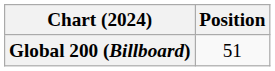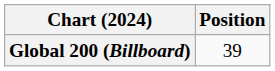(232, 50) 51 -> (232, 50) 39
